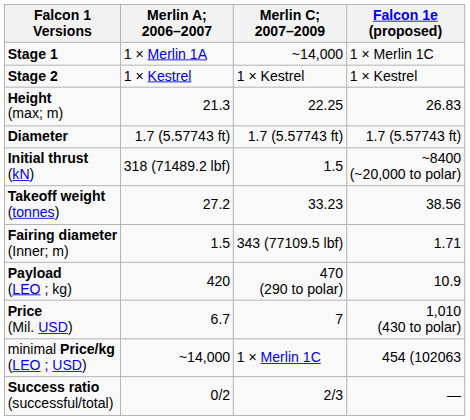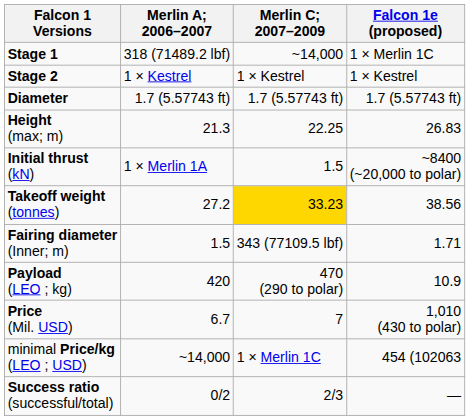(165, 53) 1 × Merlin 1A -> (177, 53) 318 (71489.2 lbf)
rows swapped: (35, 106) <-> (38, 136)
(177, 166) 318 (71489.2 lbf) -> (165, 166) 1 × Merlin 1A
(326, 205) no background -> (326, 205) gold background
